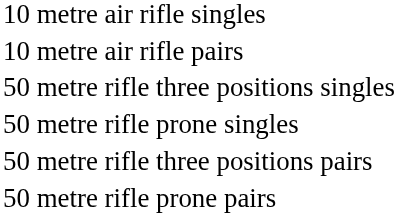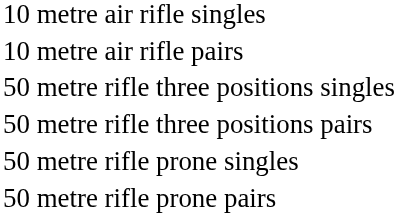rows swapped: (188, 161) <-> (151, 124)
